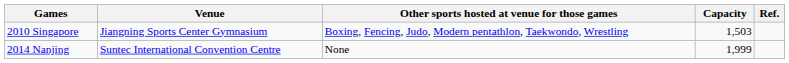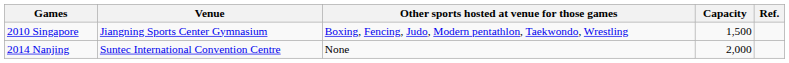(739, 31) 1,503 -> (739, 31) 1,500
(739, 49) 1,999 -> (739, 49) 2,000
